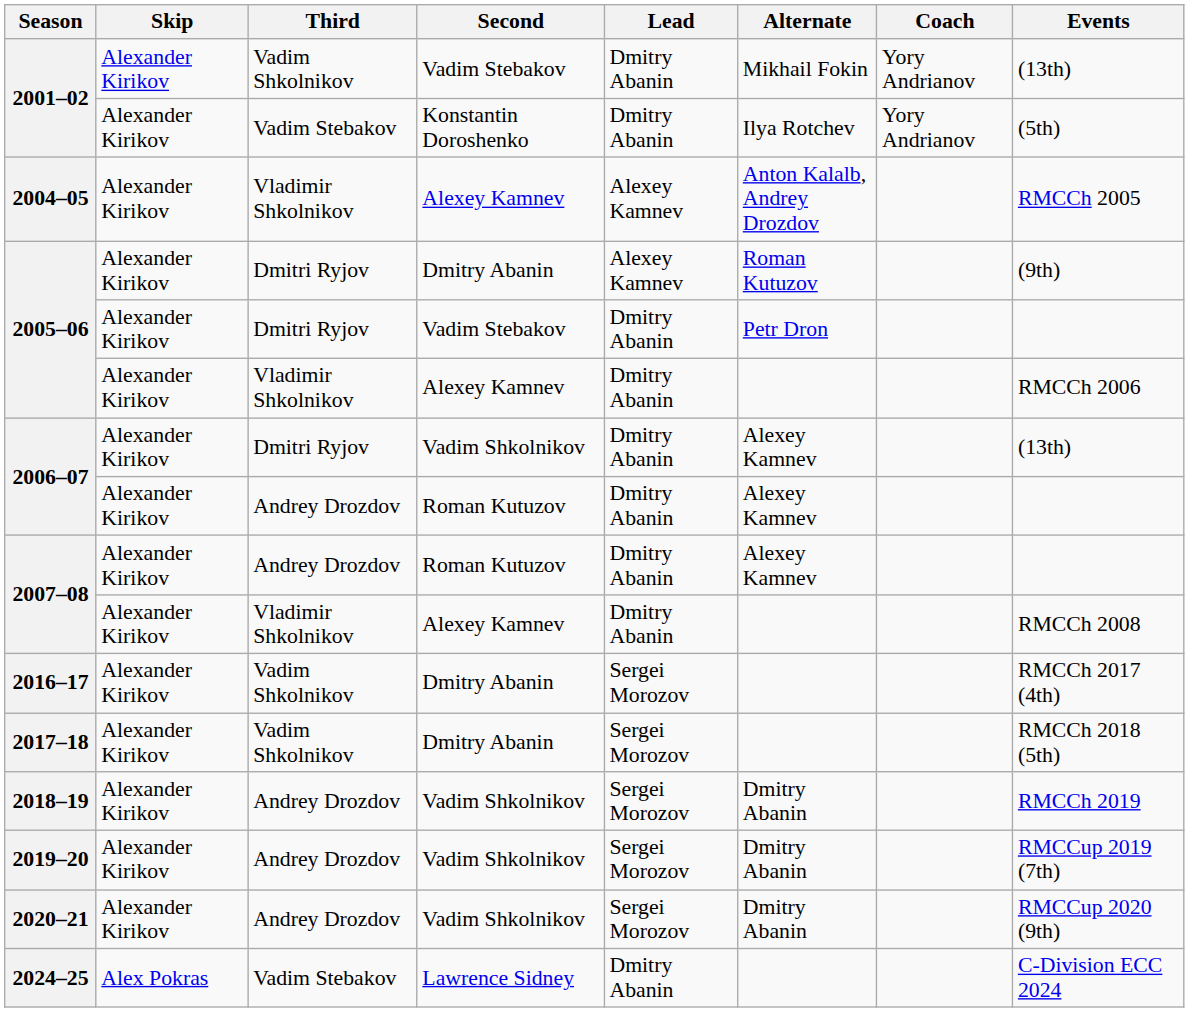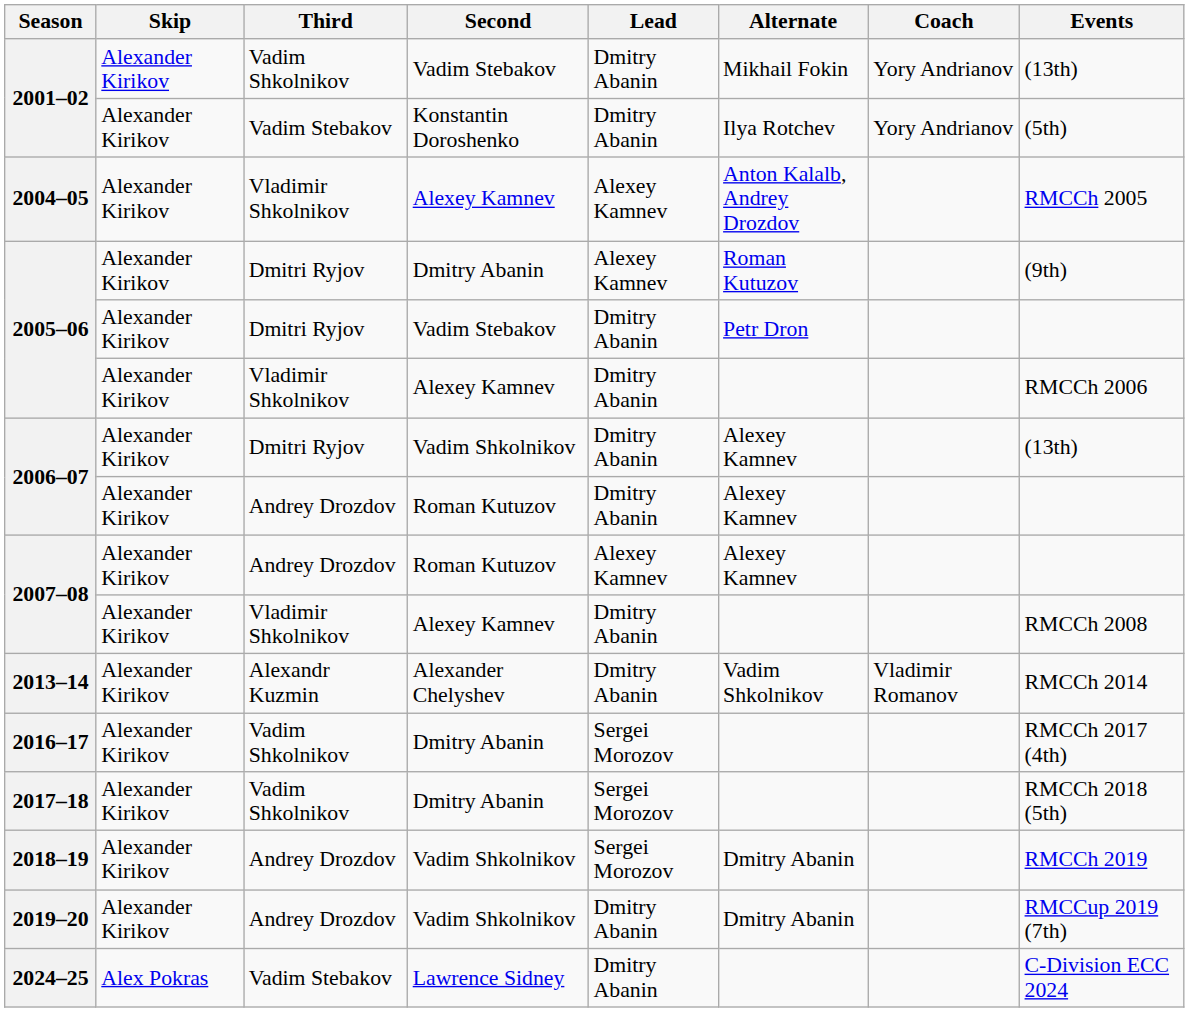(641, 564) Dmitry Abanin -> (630, 564) Alexey Kamnev
+ row: (50, 682)
(649, 859) Sergei Morozov -> (626, 918) Dmitry Abanin
- row: (50, 918)
